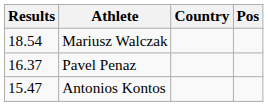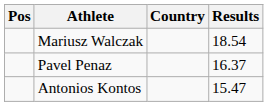columns swapped: (248, 16) <-> (32, 16)
